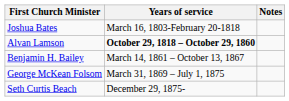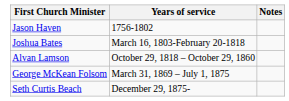+ row: (37, 27)
(181, 43) bold -> (183, 58) normal
- row: (46, 58)
